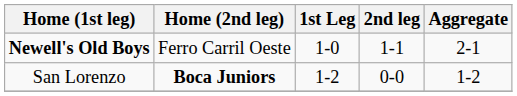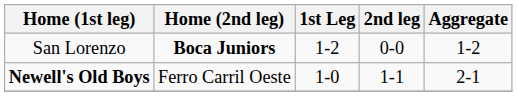rows swapped: (79, 47) <-> (79, 76)
